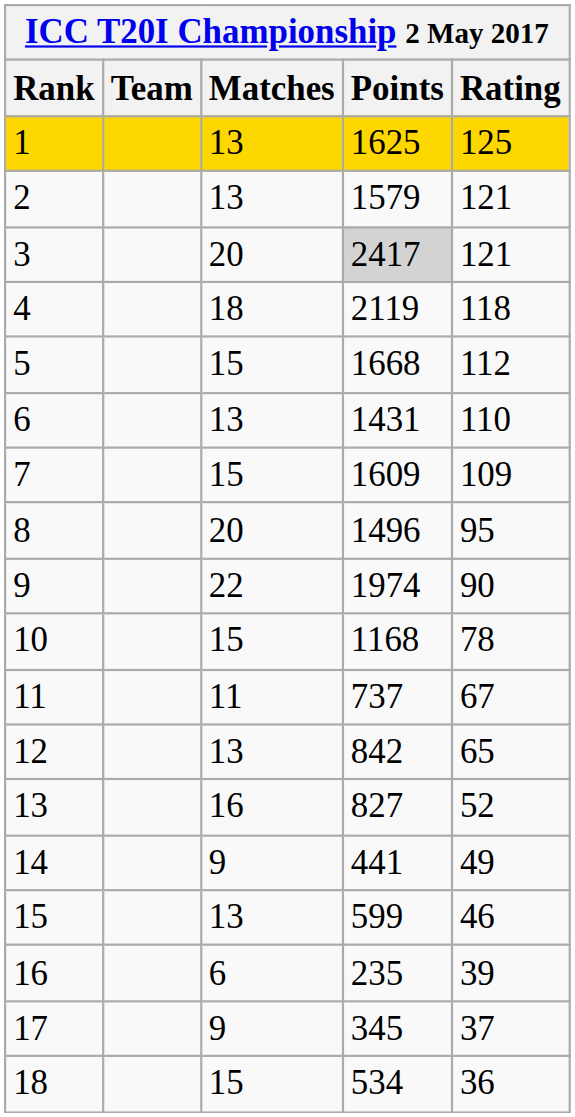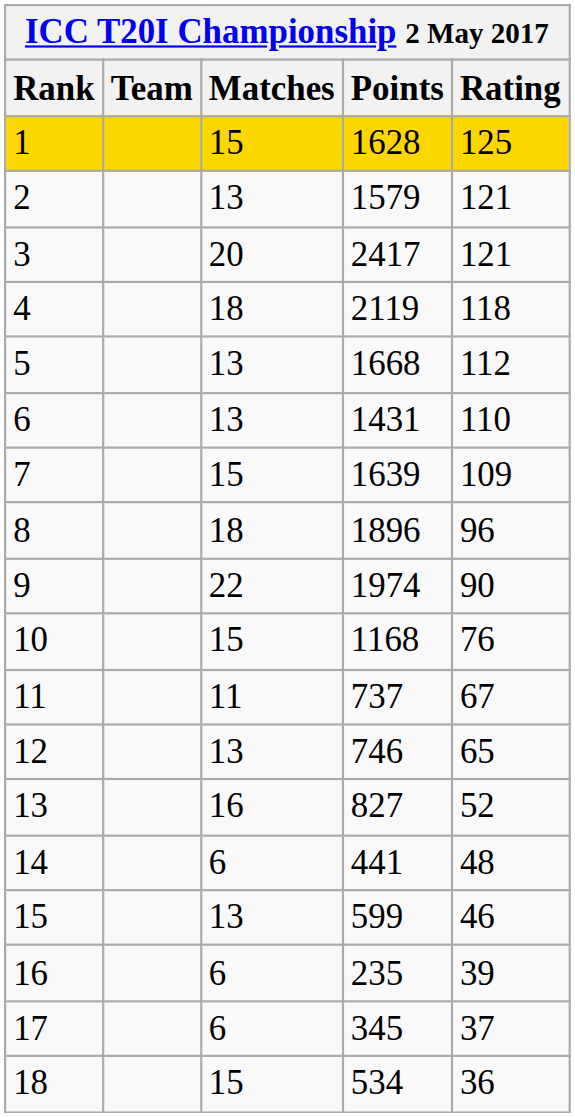(226, 142) 13 -> (226, 142) 15
(386, 142) 1625 -> (386, 142) 1628
(386, 253) lightgrey background -> (386, 253) no background
(226, 364) 15 -> (226, 364) 13
(386, 474) 1609 -> (386, 474) 1639
(226, 530) 20 -> (226, 530) 18
(386, 530) 1496 -> (386, 530) 1896
(477, 530) 95 -> (477, 530) 96
(477, 640) 78 -> (477, 640) 76
(377, 751) 842 -> (377, 751) 746
(218, 861) 9 -> (218, 861) 6
(477, 861) 49 -> (477, 861) 48
(218, 1027) 9 -> (218, 1027) 6
